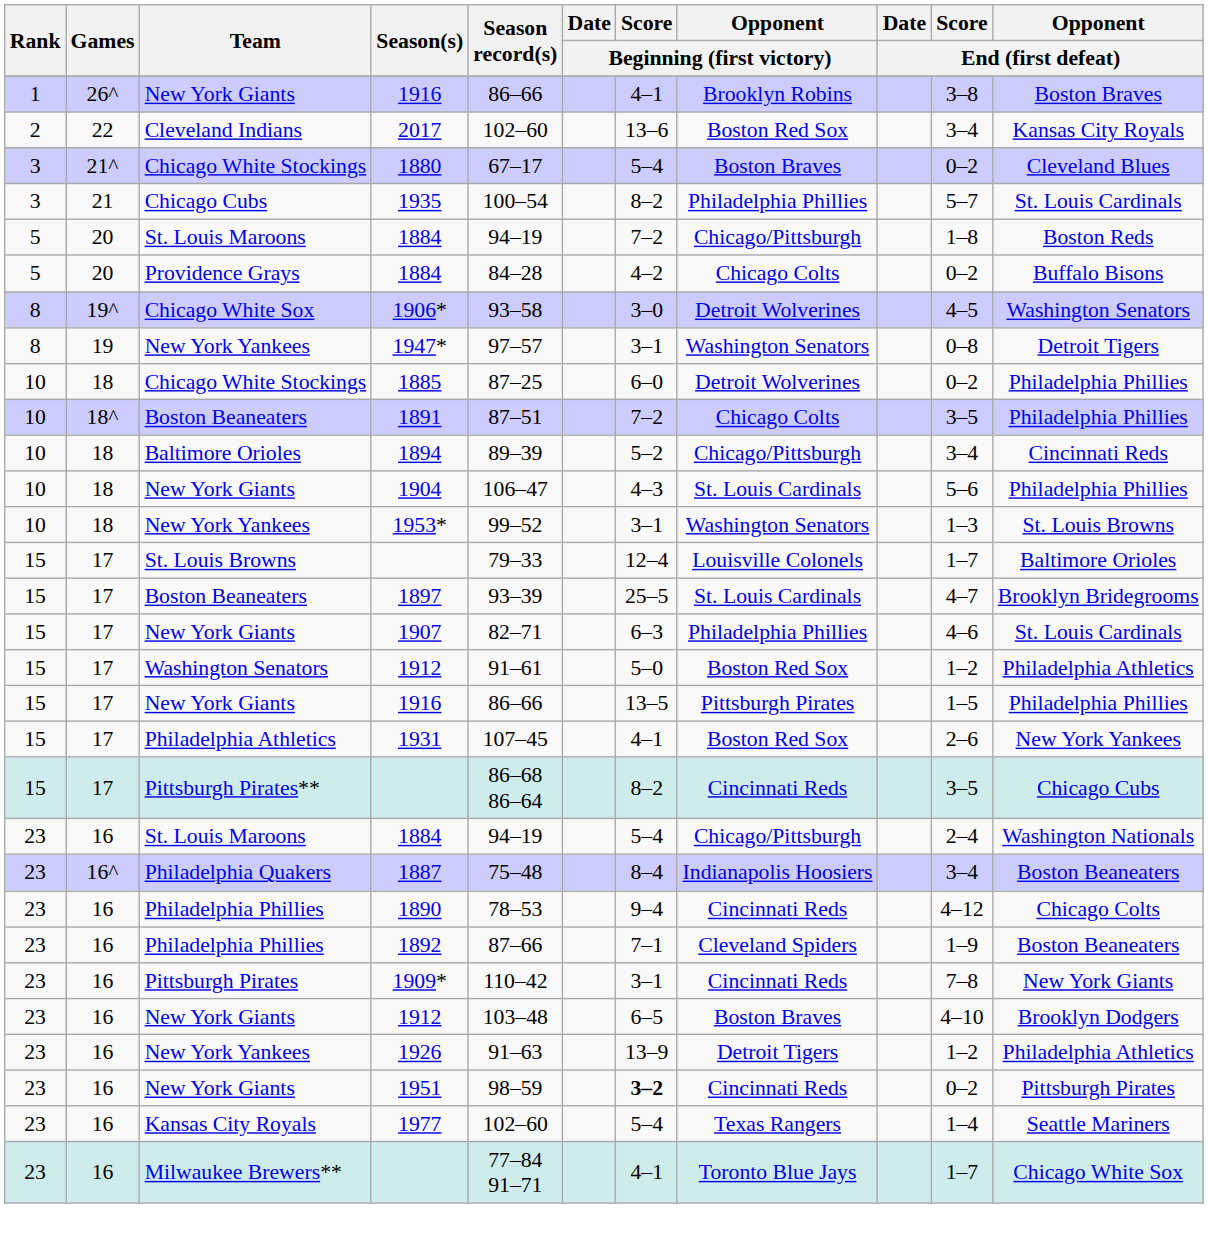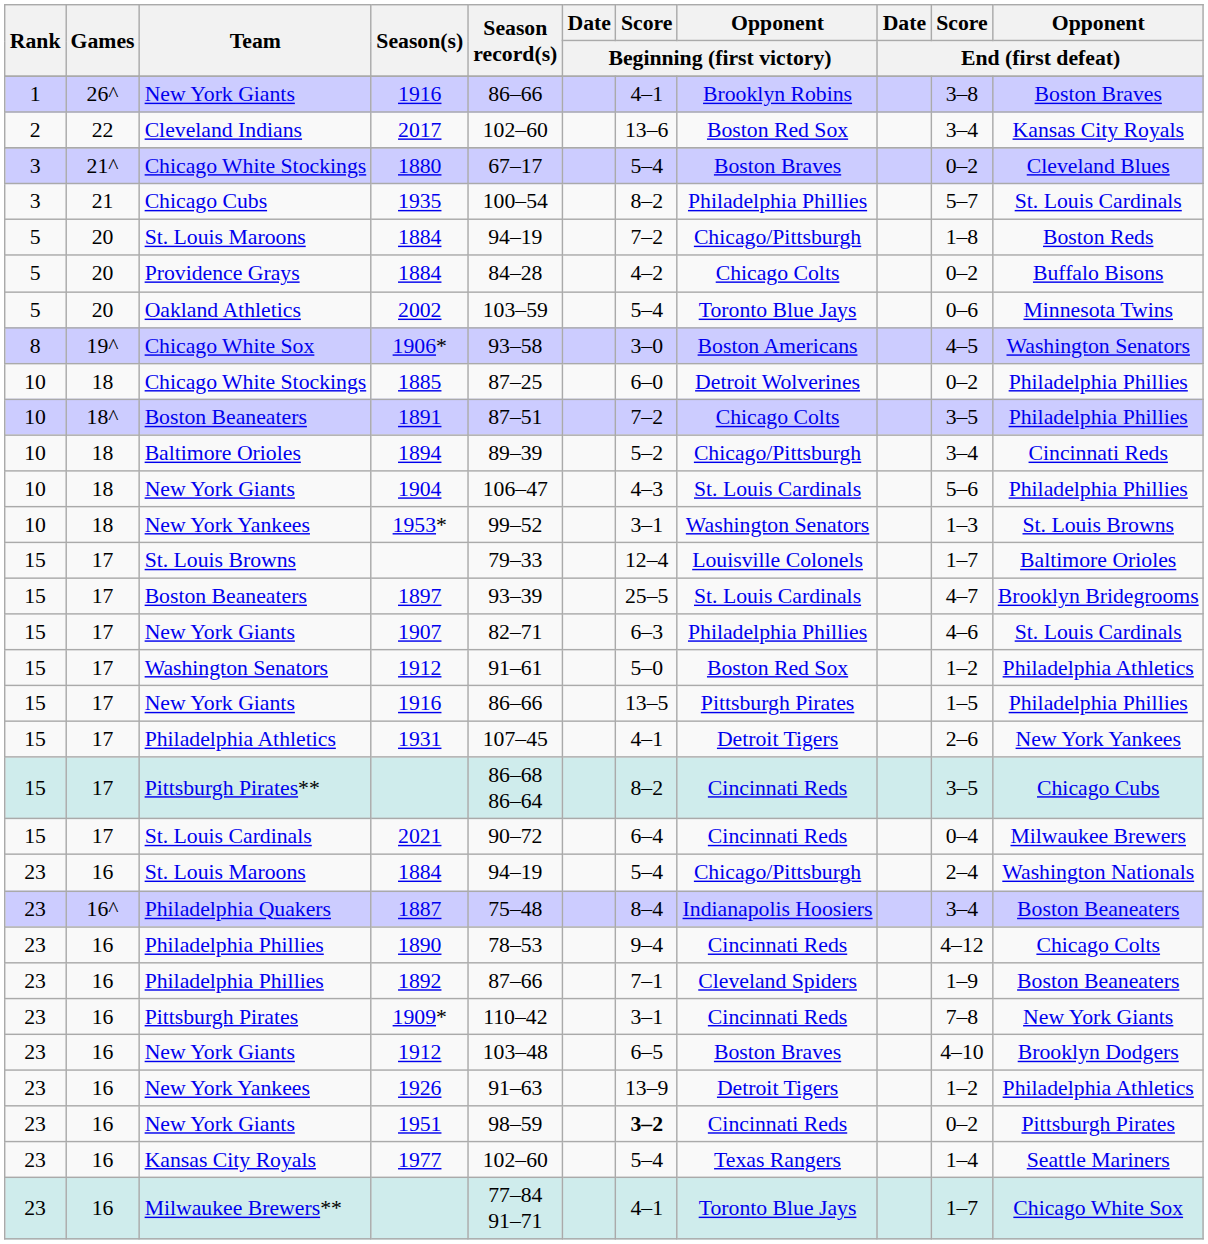+ row: (223, 309)
(778, 309) Detroit Wolverines -> (778, 345) Boston Americans
- row: (227, 345)
(778, 739) Boston Red Sox -> (778, 739) Detroit Tigers
+ row: (228, 836)
